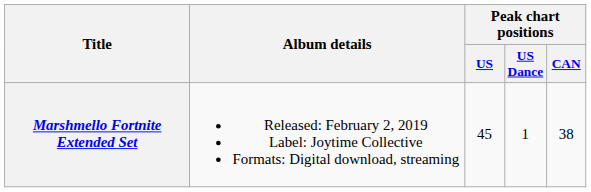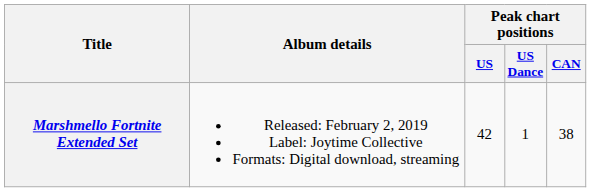(484, 134) 45 -> (484, 134) 42
